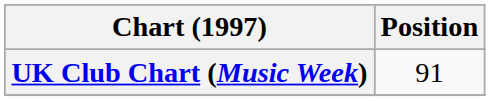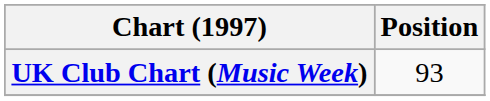(429, 71) 91 -> (429, 71) 93
